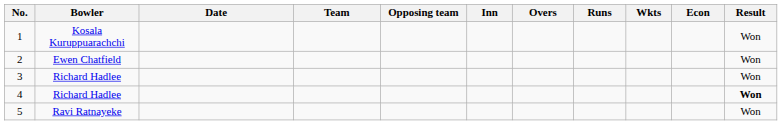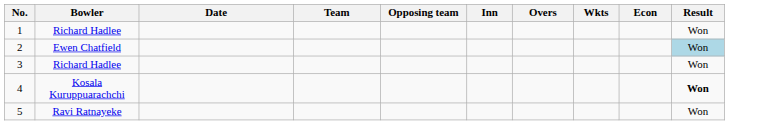- column: (600, 13)
(87, 36) Kosala Kuruppuarachchi -> (87, 30) Richard Hadlee
(751, 59) no background -> (698, 47) lightblue background
(87, 94) Richard Hadlee -> (87, 88) Kosala Kuruppuarachchi
